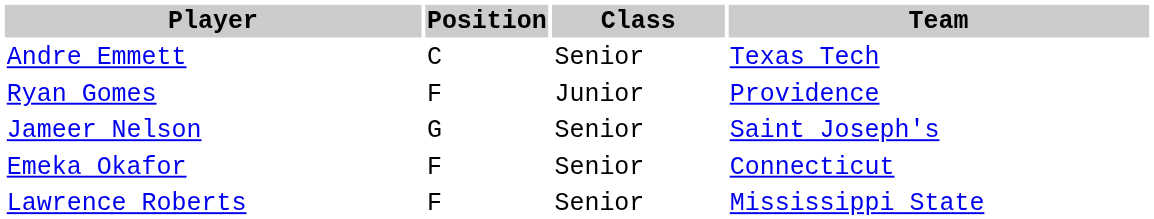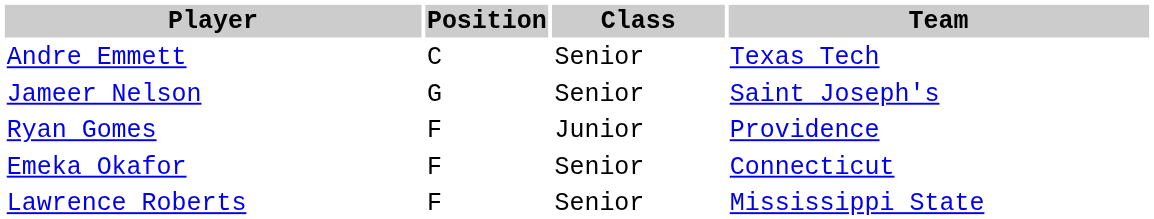rows swapped: (82, 94) <-> (104, 131)
